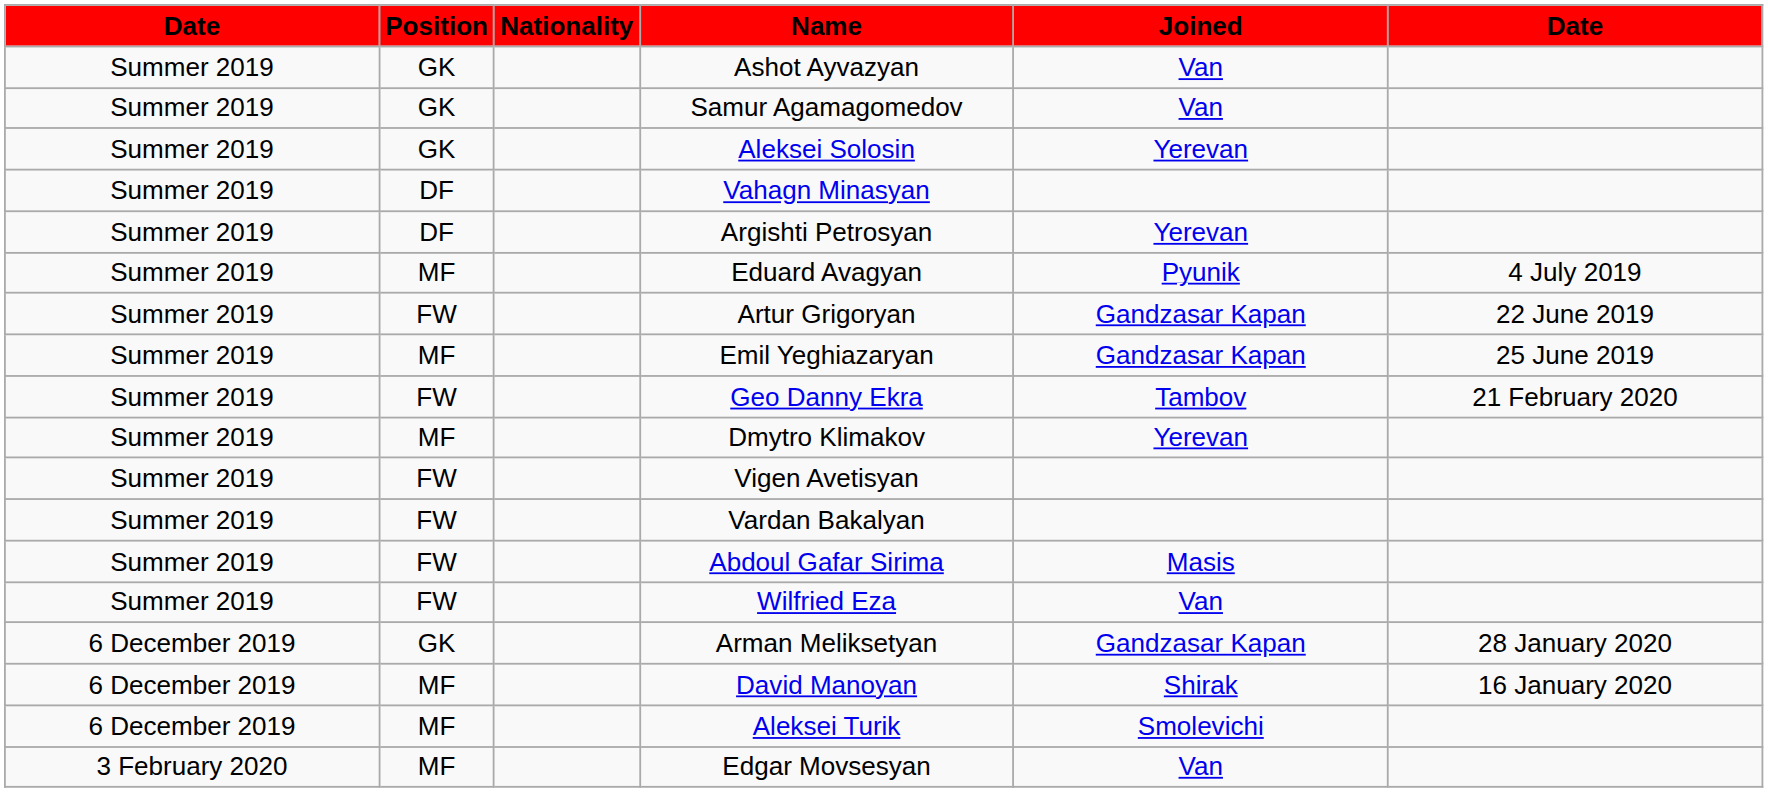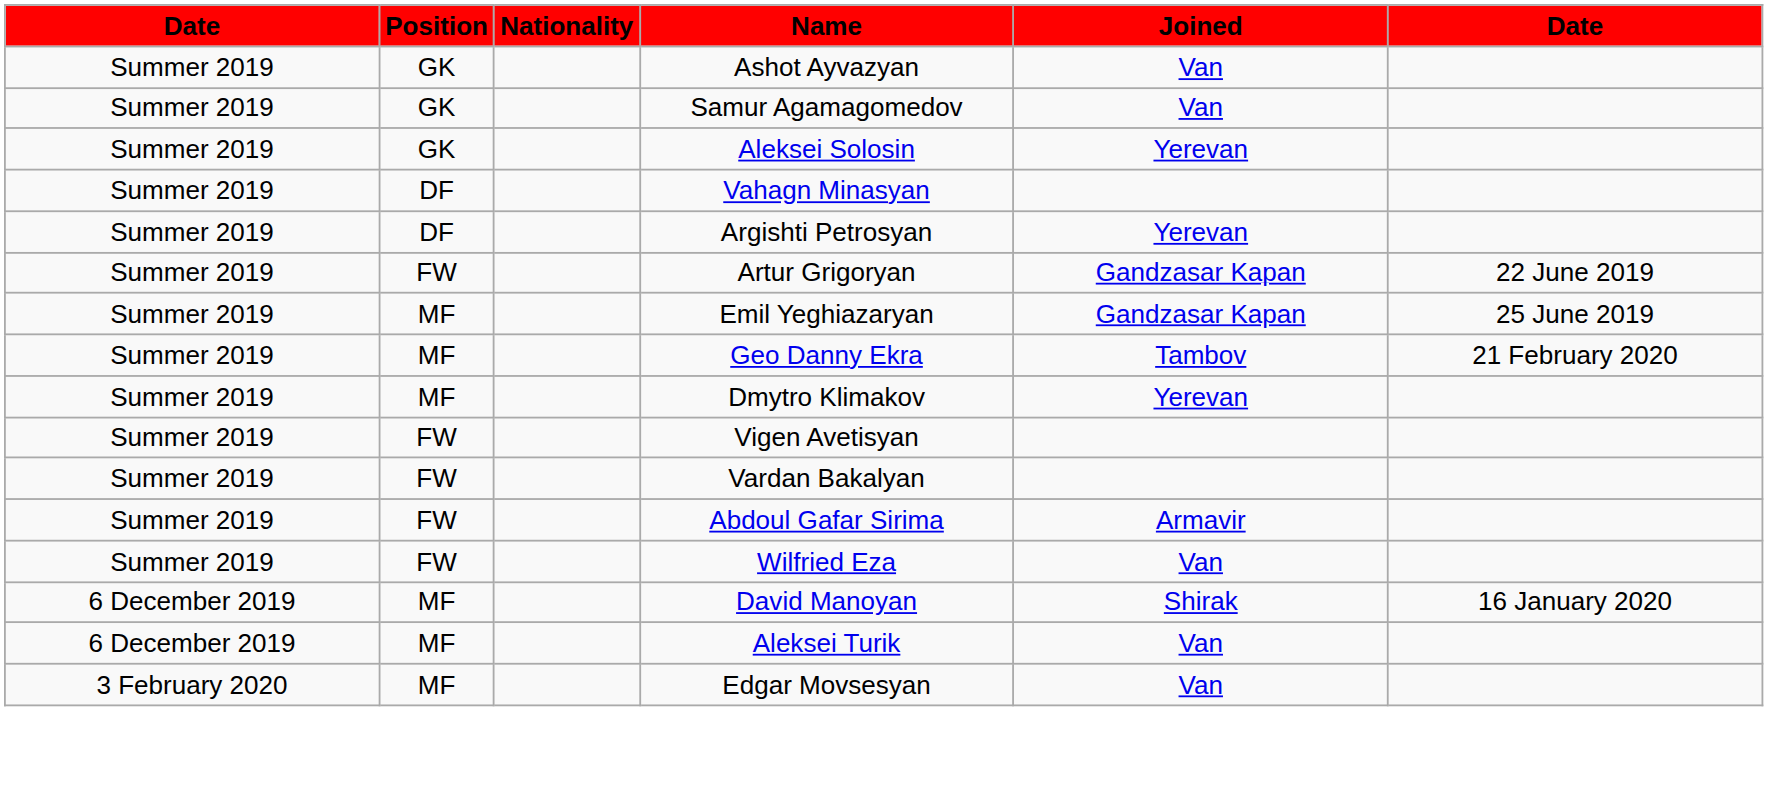- row: (827, 273)
(437, 396) FW -> (437, 355) MF
(1201, 561) Masis -> (1201, 520) Armavir
- row: (827, 644)
(1201, 726) Smolevichi -> (1201, 644) Van
